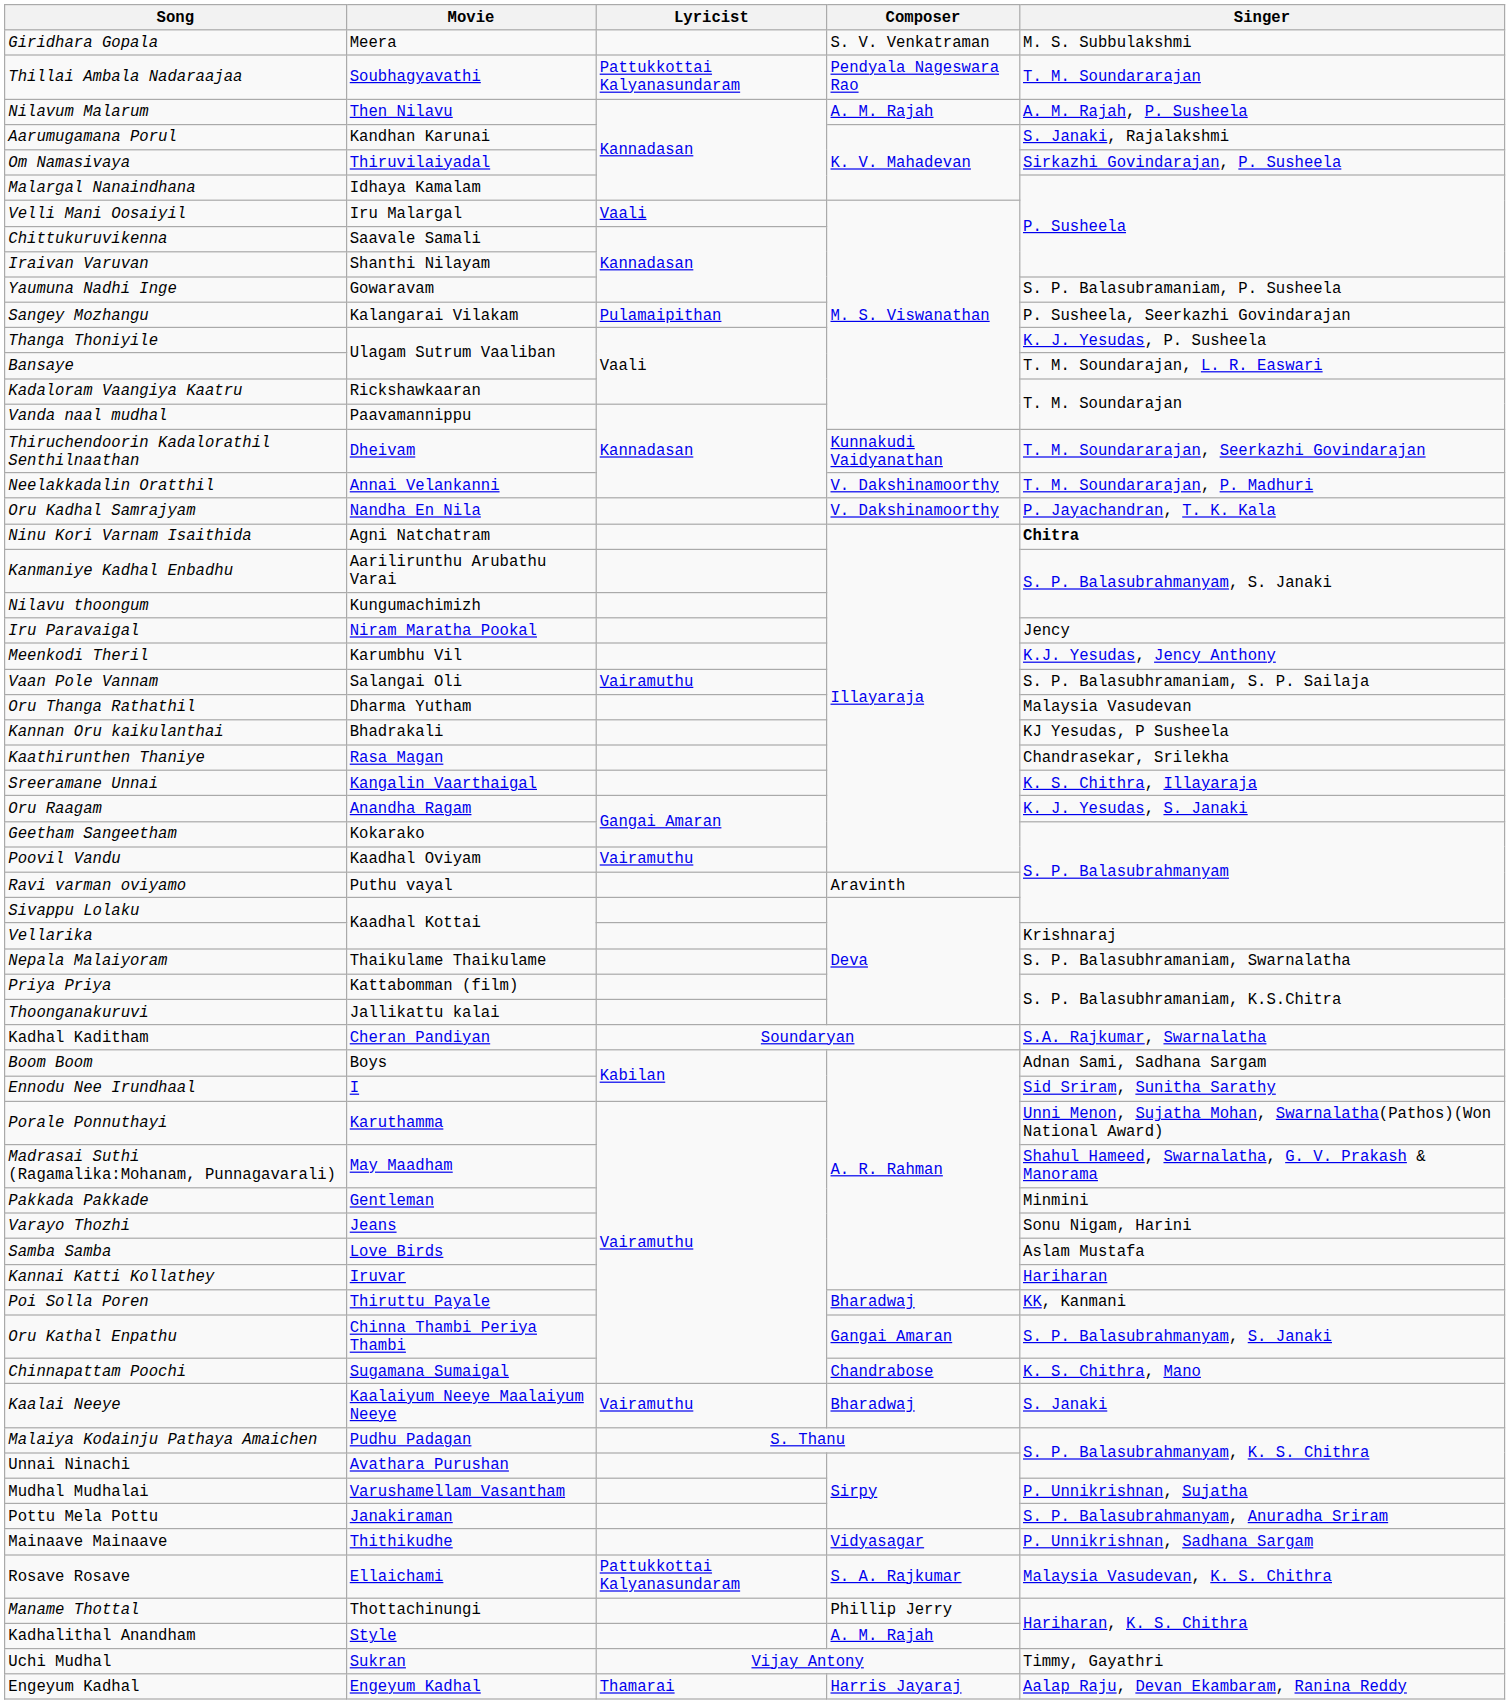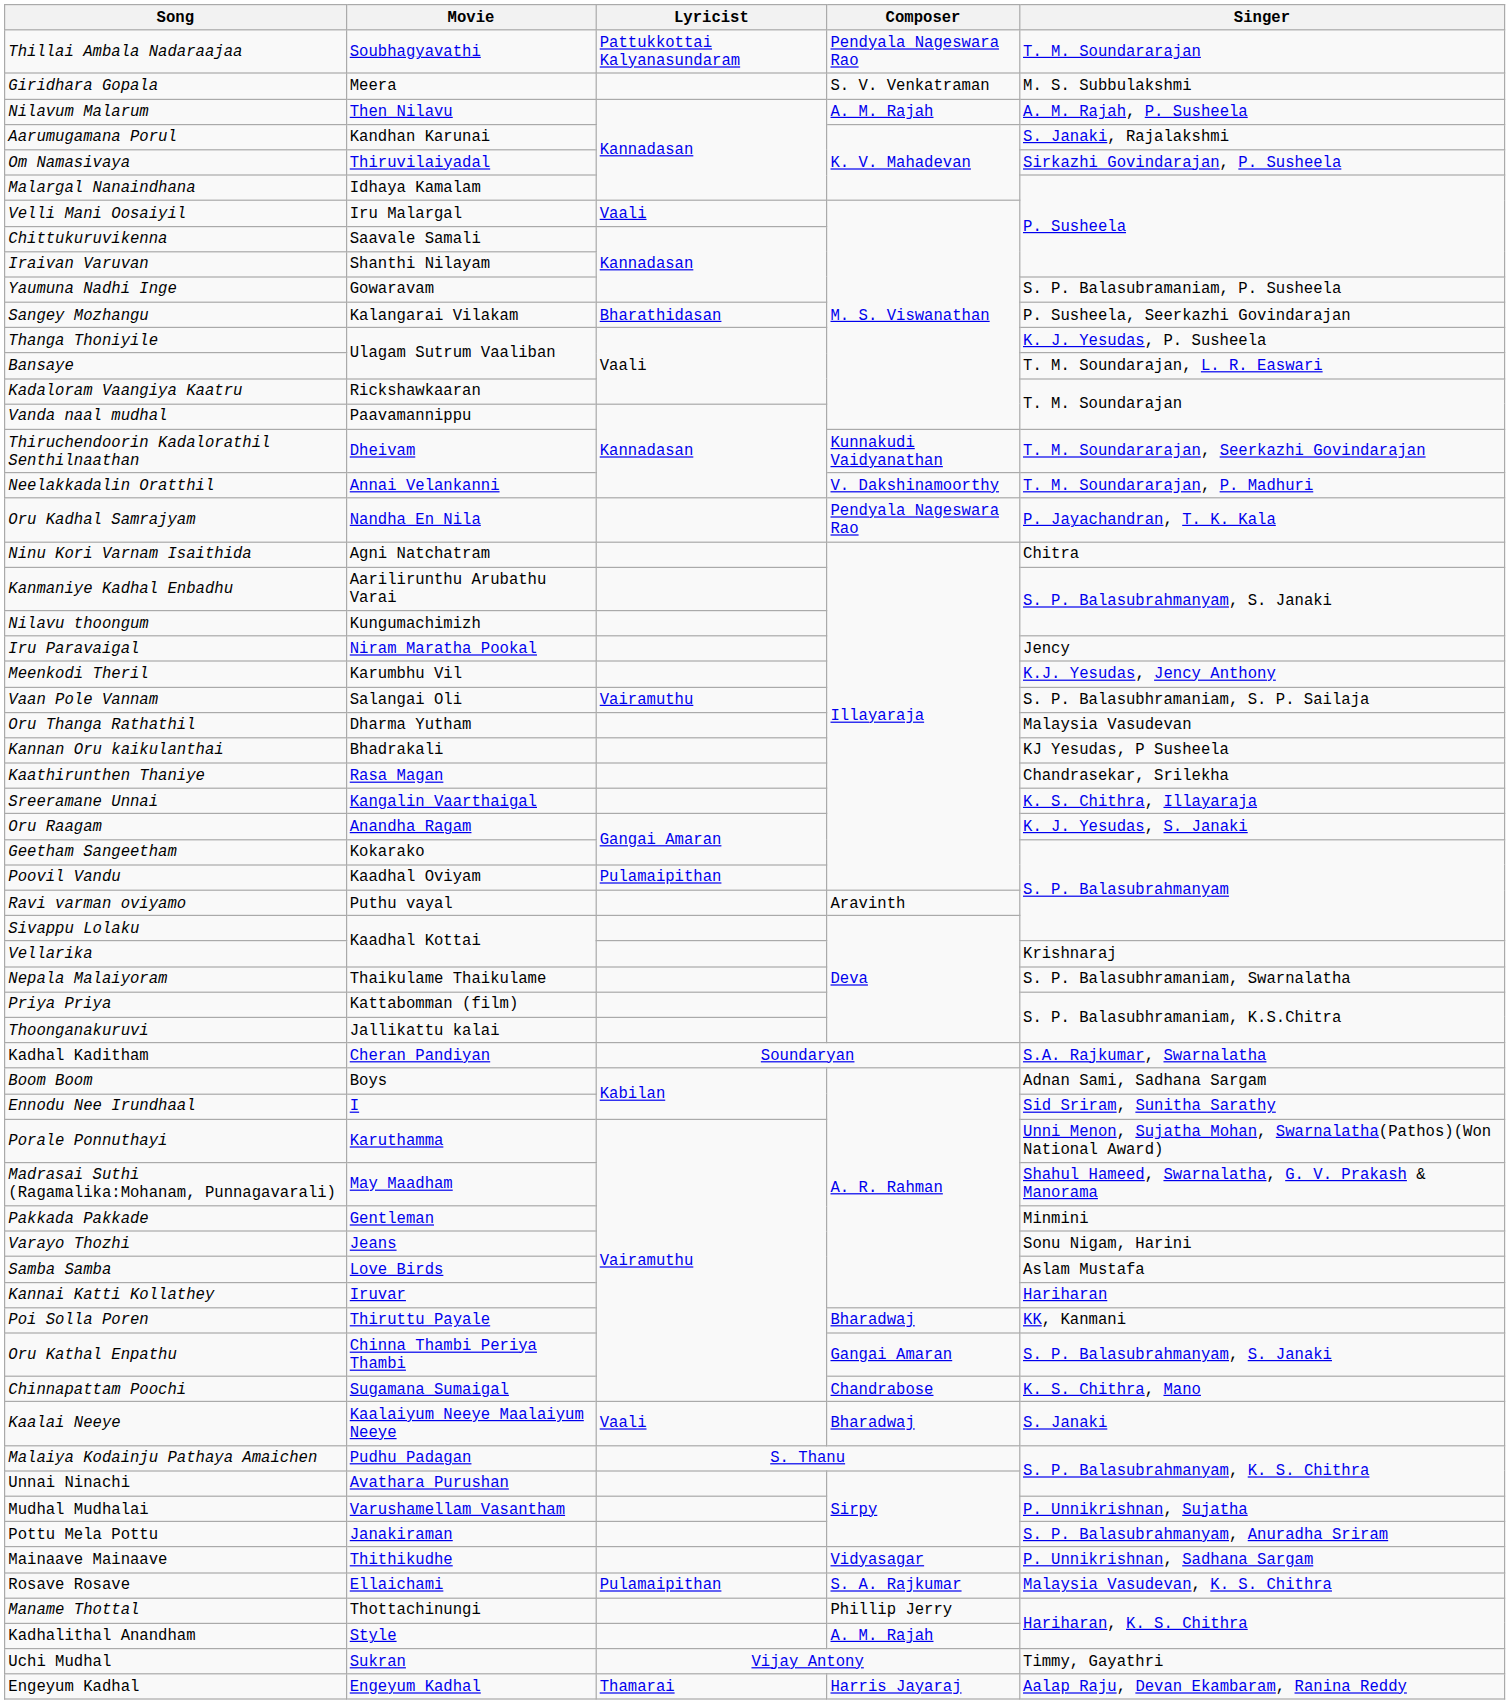rows swapped: (83, 43) <-> (125, 77)
(661, 315) Pulamaipithan -> (661, 315) Bharathidasan
(915, 511) V. Dakshinamoorthy -> (915, 520) Pendyala Nageswara Rao
(1051, 536) bold -> (1051, 554) normal
(647, 859) Vairamuthu -> (661, 877) Pulamaipithan
(647, 1406) Vairamuthu -> (623, 1424) Vaali
(670, 1576) Pattukkottai Kalyanasundaram -> (661, 1585) Pulamaipithan
